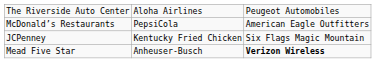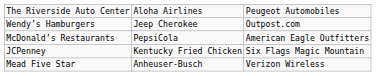+ row: (51, 24)
(285, 51) bold -> (285, 64) normal
